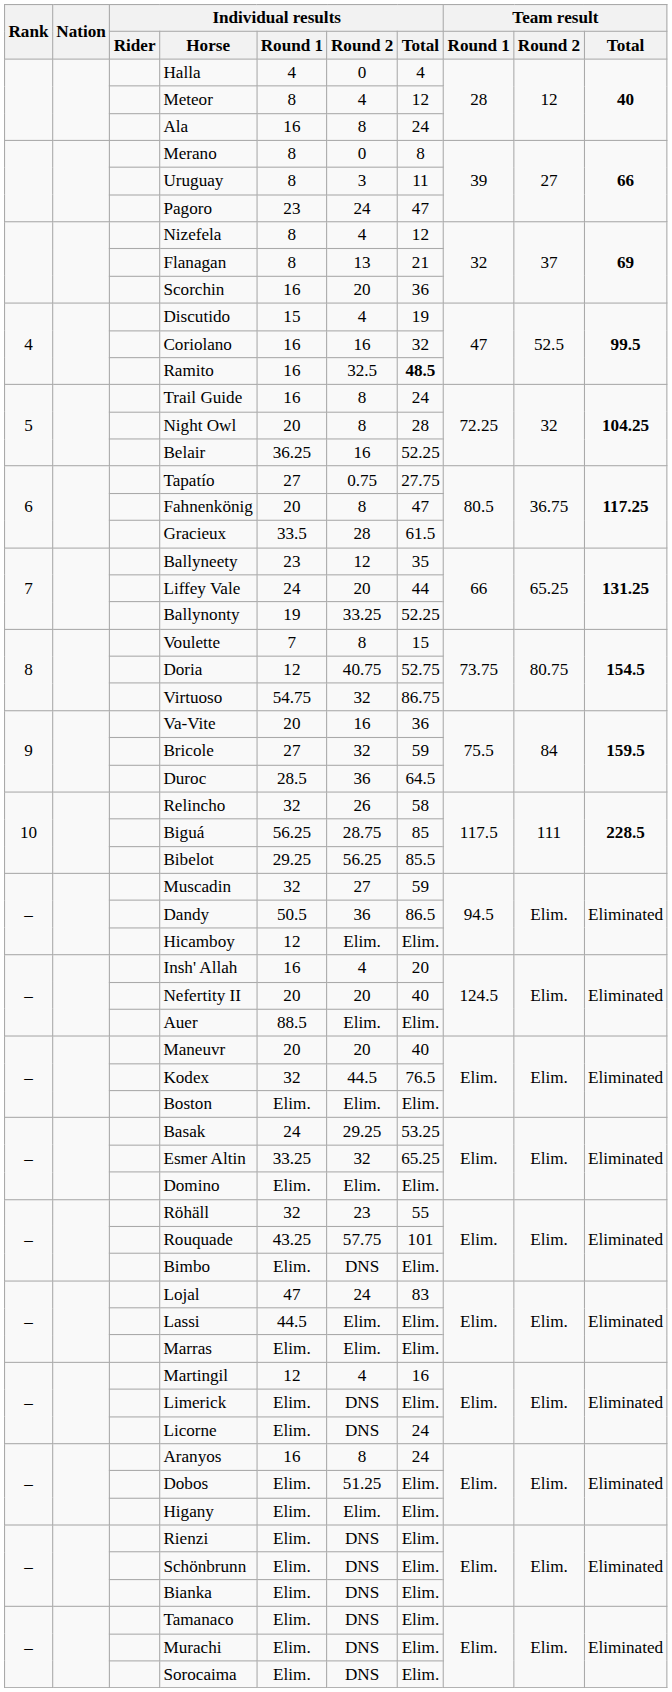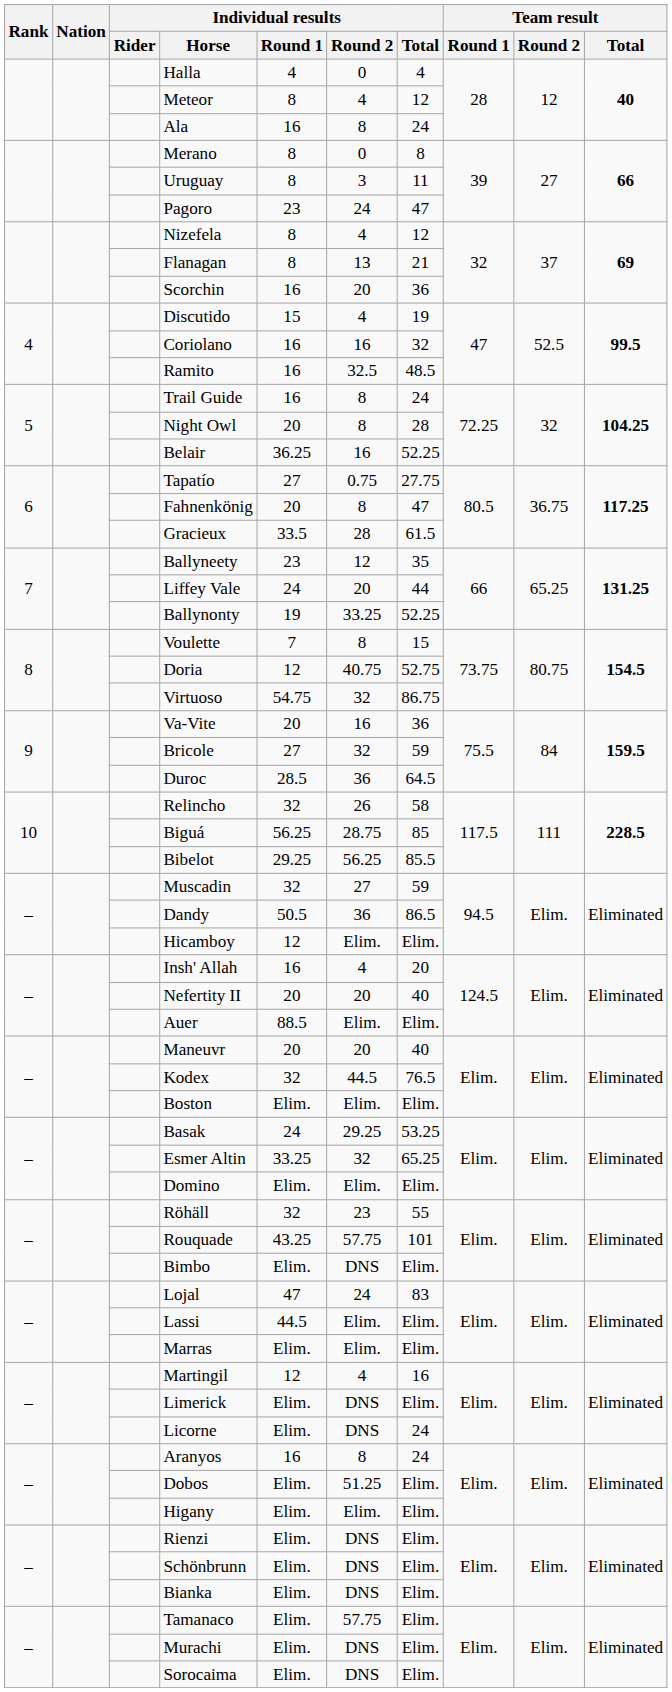(420, 371) bold -> (420, 371) normal
(362, 1619) DNS -> (362, 1619) 57.75
